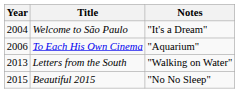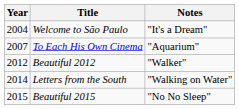(17, 46) 2006 -> (17, 46) 2007
+ row: (64, 63)
(17, 63) 2013 -> (17, 79) 2014
